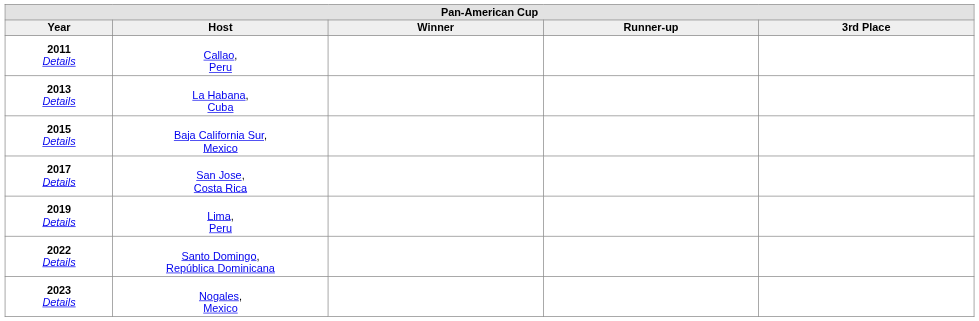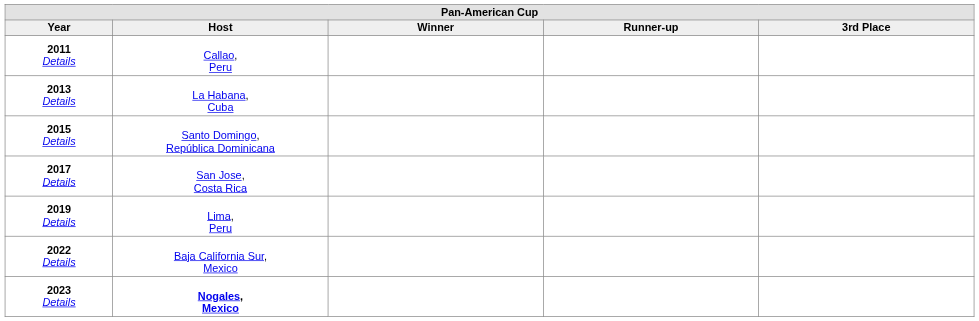(220, 142) Baja California Sur, Mexico -> (220, 142) Santo Domingo, República Dominicana
(220, 262) Santo Domingo, República Dominicana -> (220, 262) Baja California Sur, Mexico
(220, 302) normal -> (220, 302) bold
